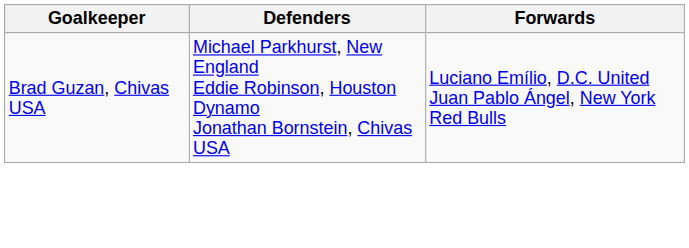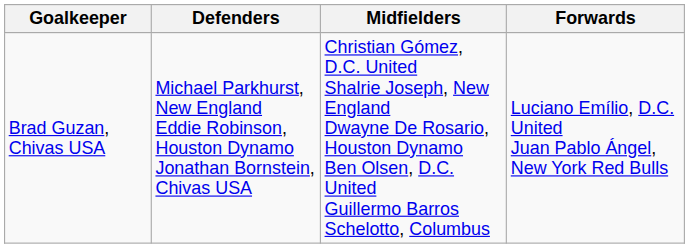+ column: (414, 18)
